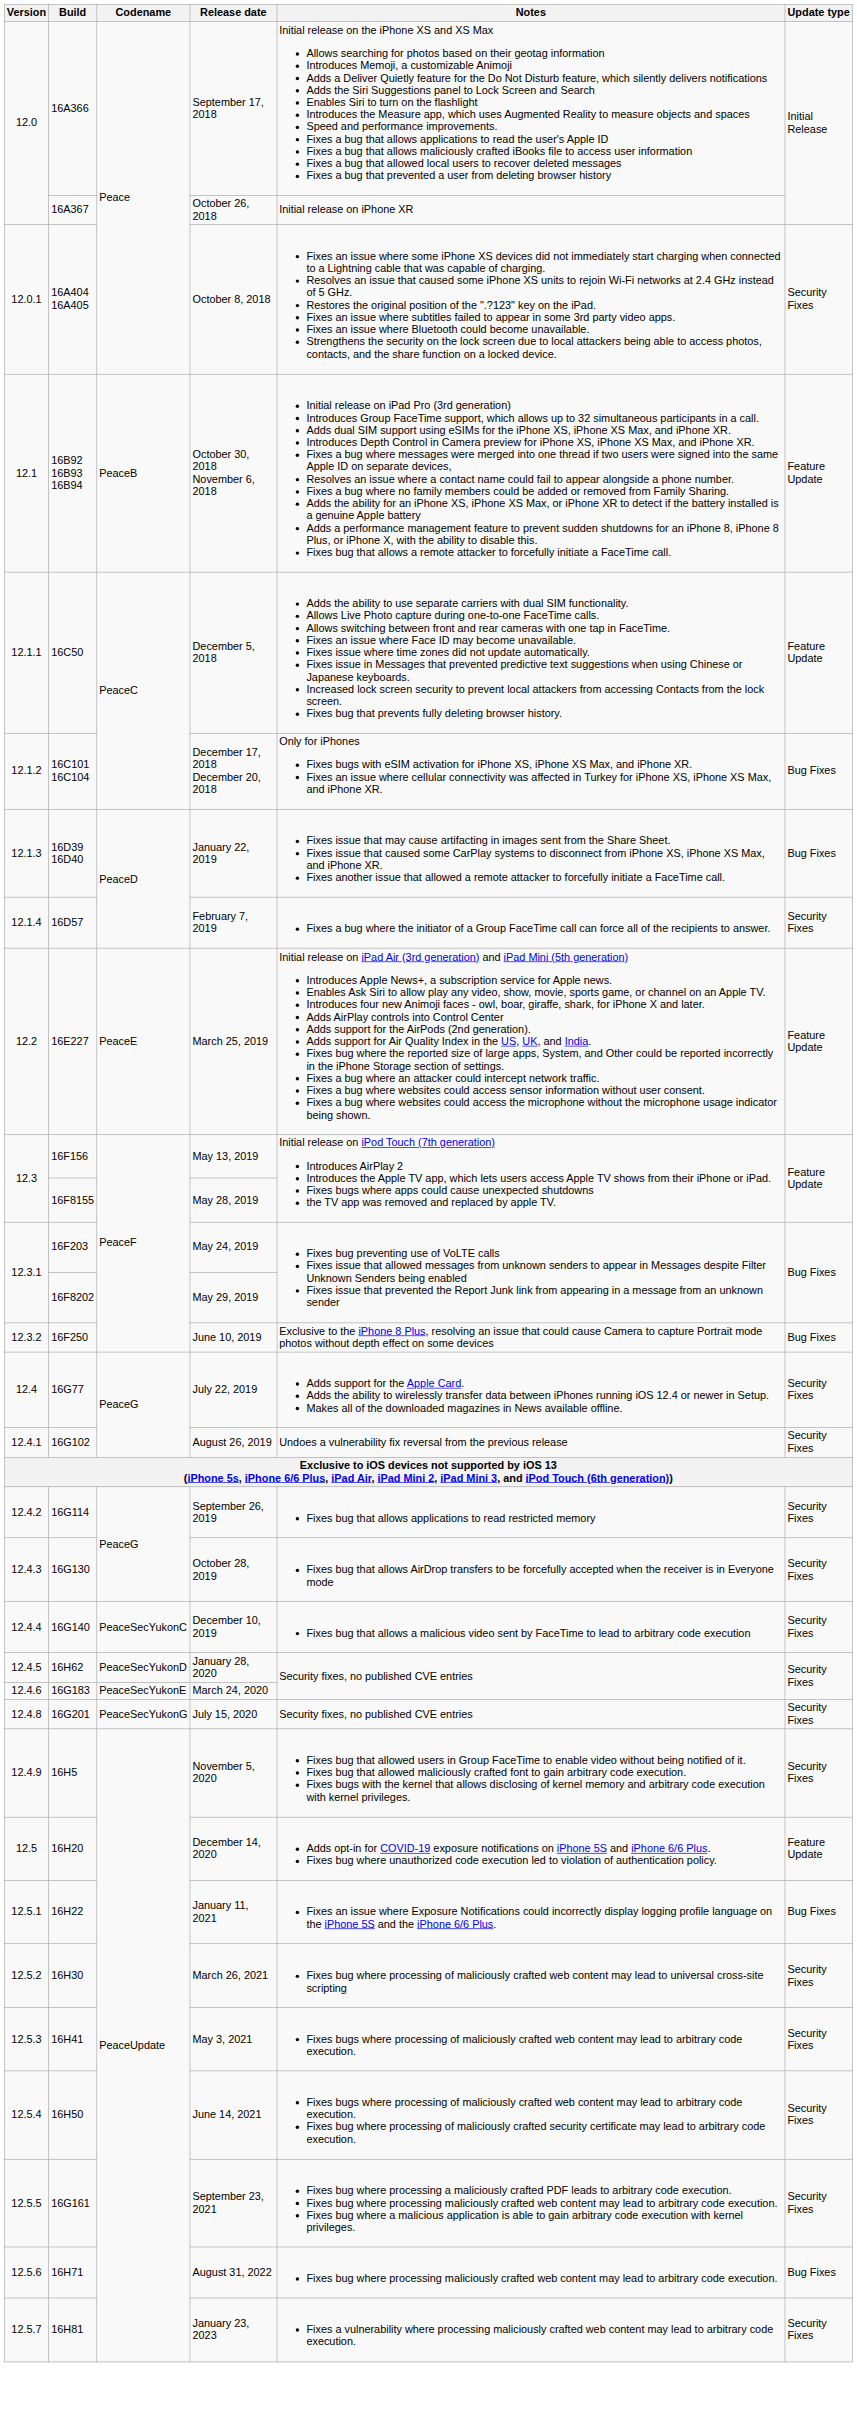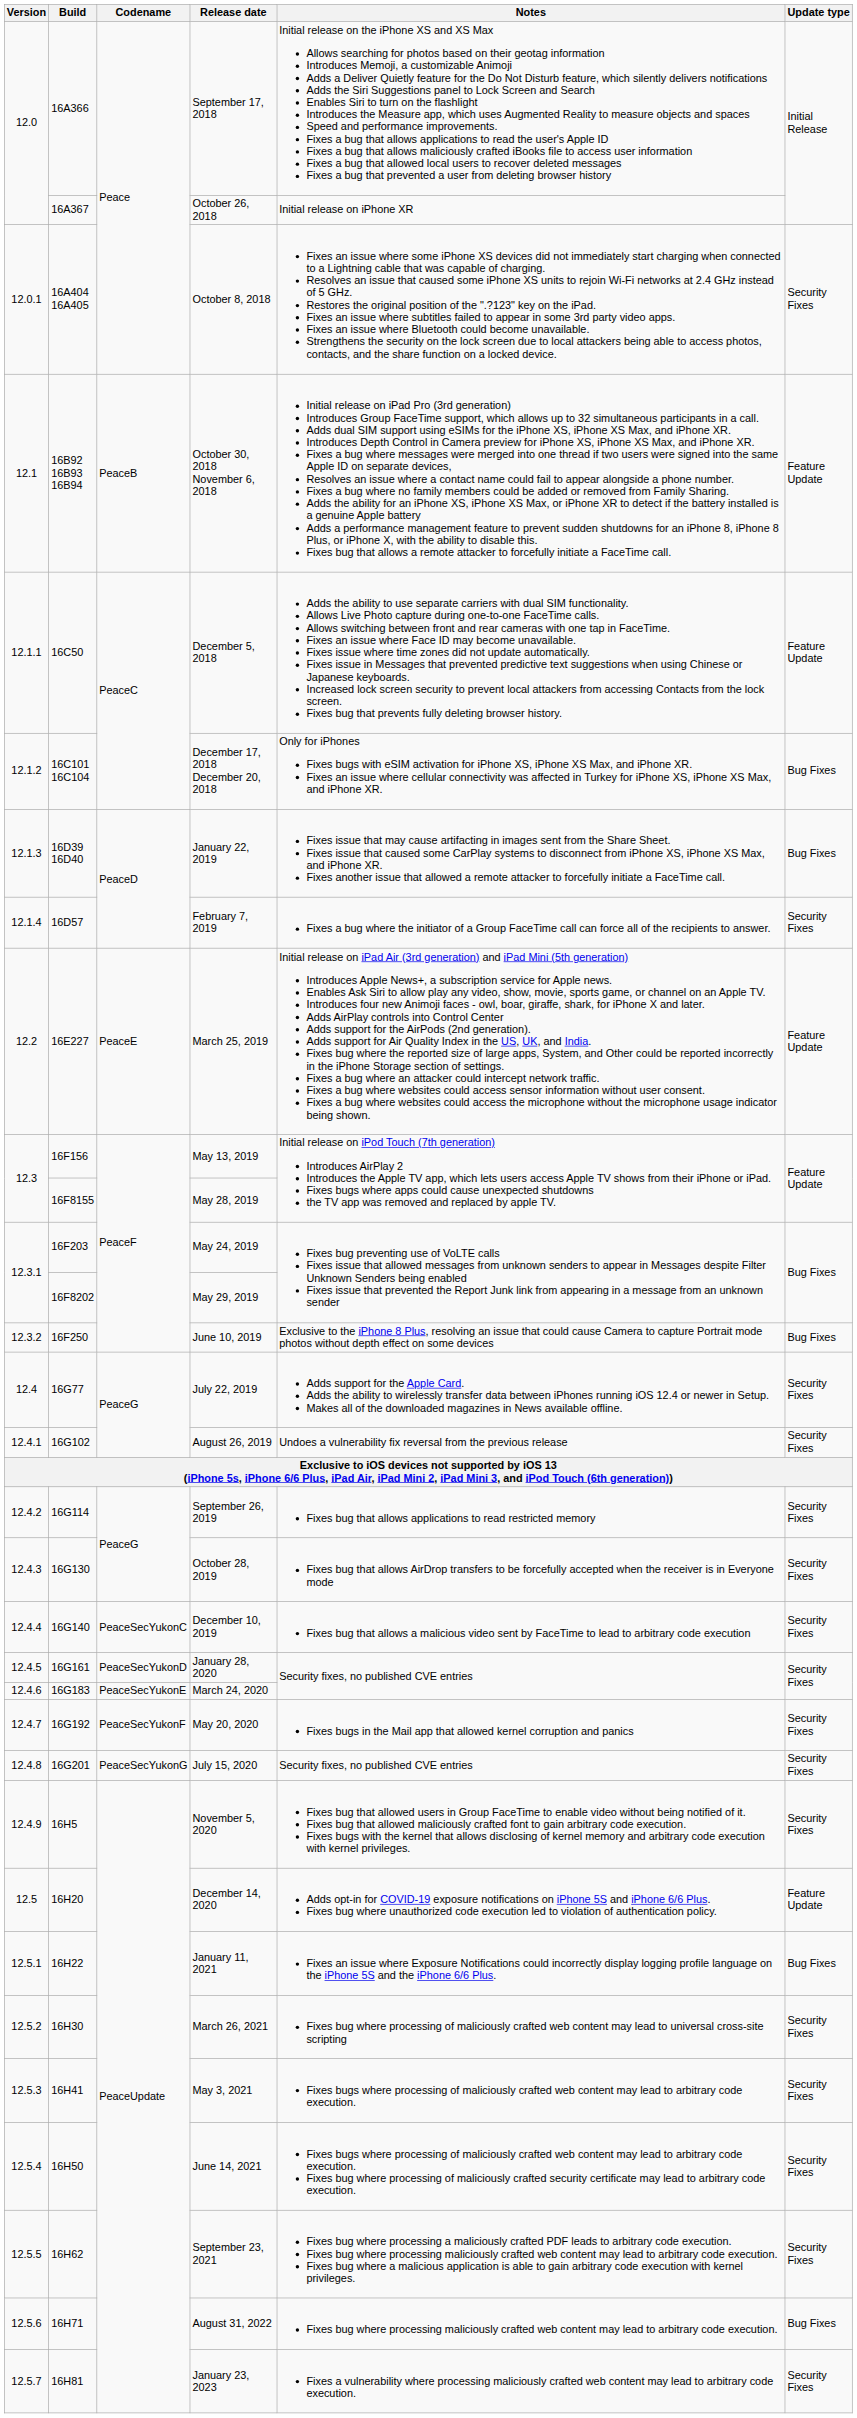(67, 1667) 16H62 -> (71, 1667) 16G161
+ row: (225, 1725)
(71, 2203) 16G161 -> (67, 2254) 16H62
